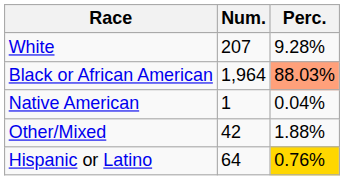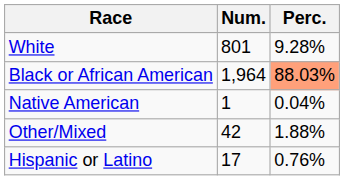(236, 47) 207 -> (236, 47) 801
(231, 160) 64 -> (231, 160) 17
(300, 160) gold background -> (300, 160) no background
